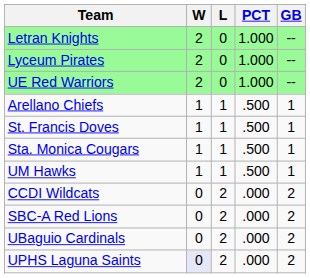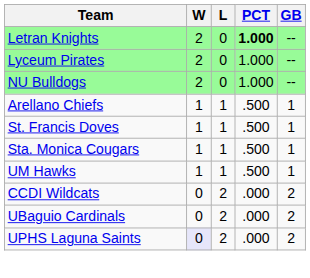(256, 37) normal -> (256, 37) bold
+ row: (47, 82)
- row: (61, 82)
- row: (62, 216)
